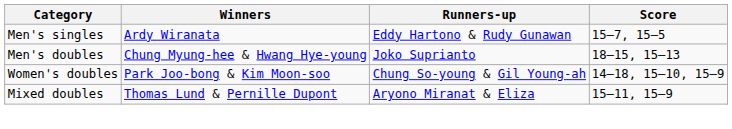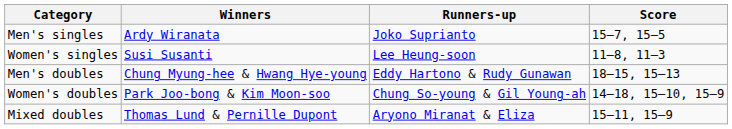(472, 34) Eddy Hartono & Rudy Gunawan -> (424, 34) Joko Suprianto
+ row: (63, 54)
(424, 54) Joko Suprianto -> (472, 74) Eddy Hartono & Rudy Gunawan
